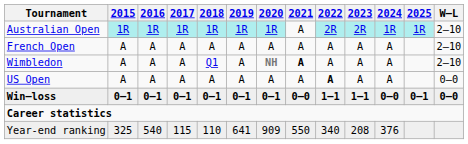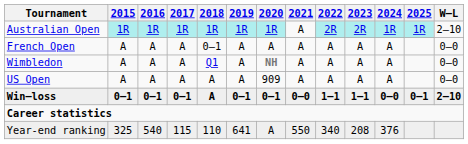(212, 46) A -> (212, 46) 0–1
(449, 46) 2–10 -> (449, 46) 0–0
(301, 63) bold -> (301, 63) normal
(449, 63) 2–10 -> (449, 63) 0–0
(271, 80) A -> (271, 80) 909
(330, 80) bold -> (330, 80) normal
(212, 96) 0–1 -> (212, 96) A
(449, 96) 0–0 -> (449, 96) 2–10
(271, 130) 909 -> (271, 130) A
